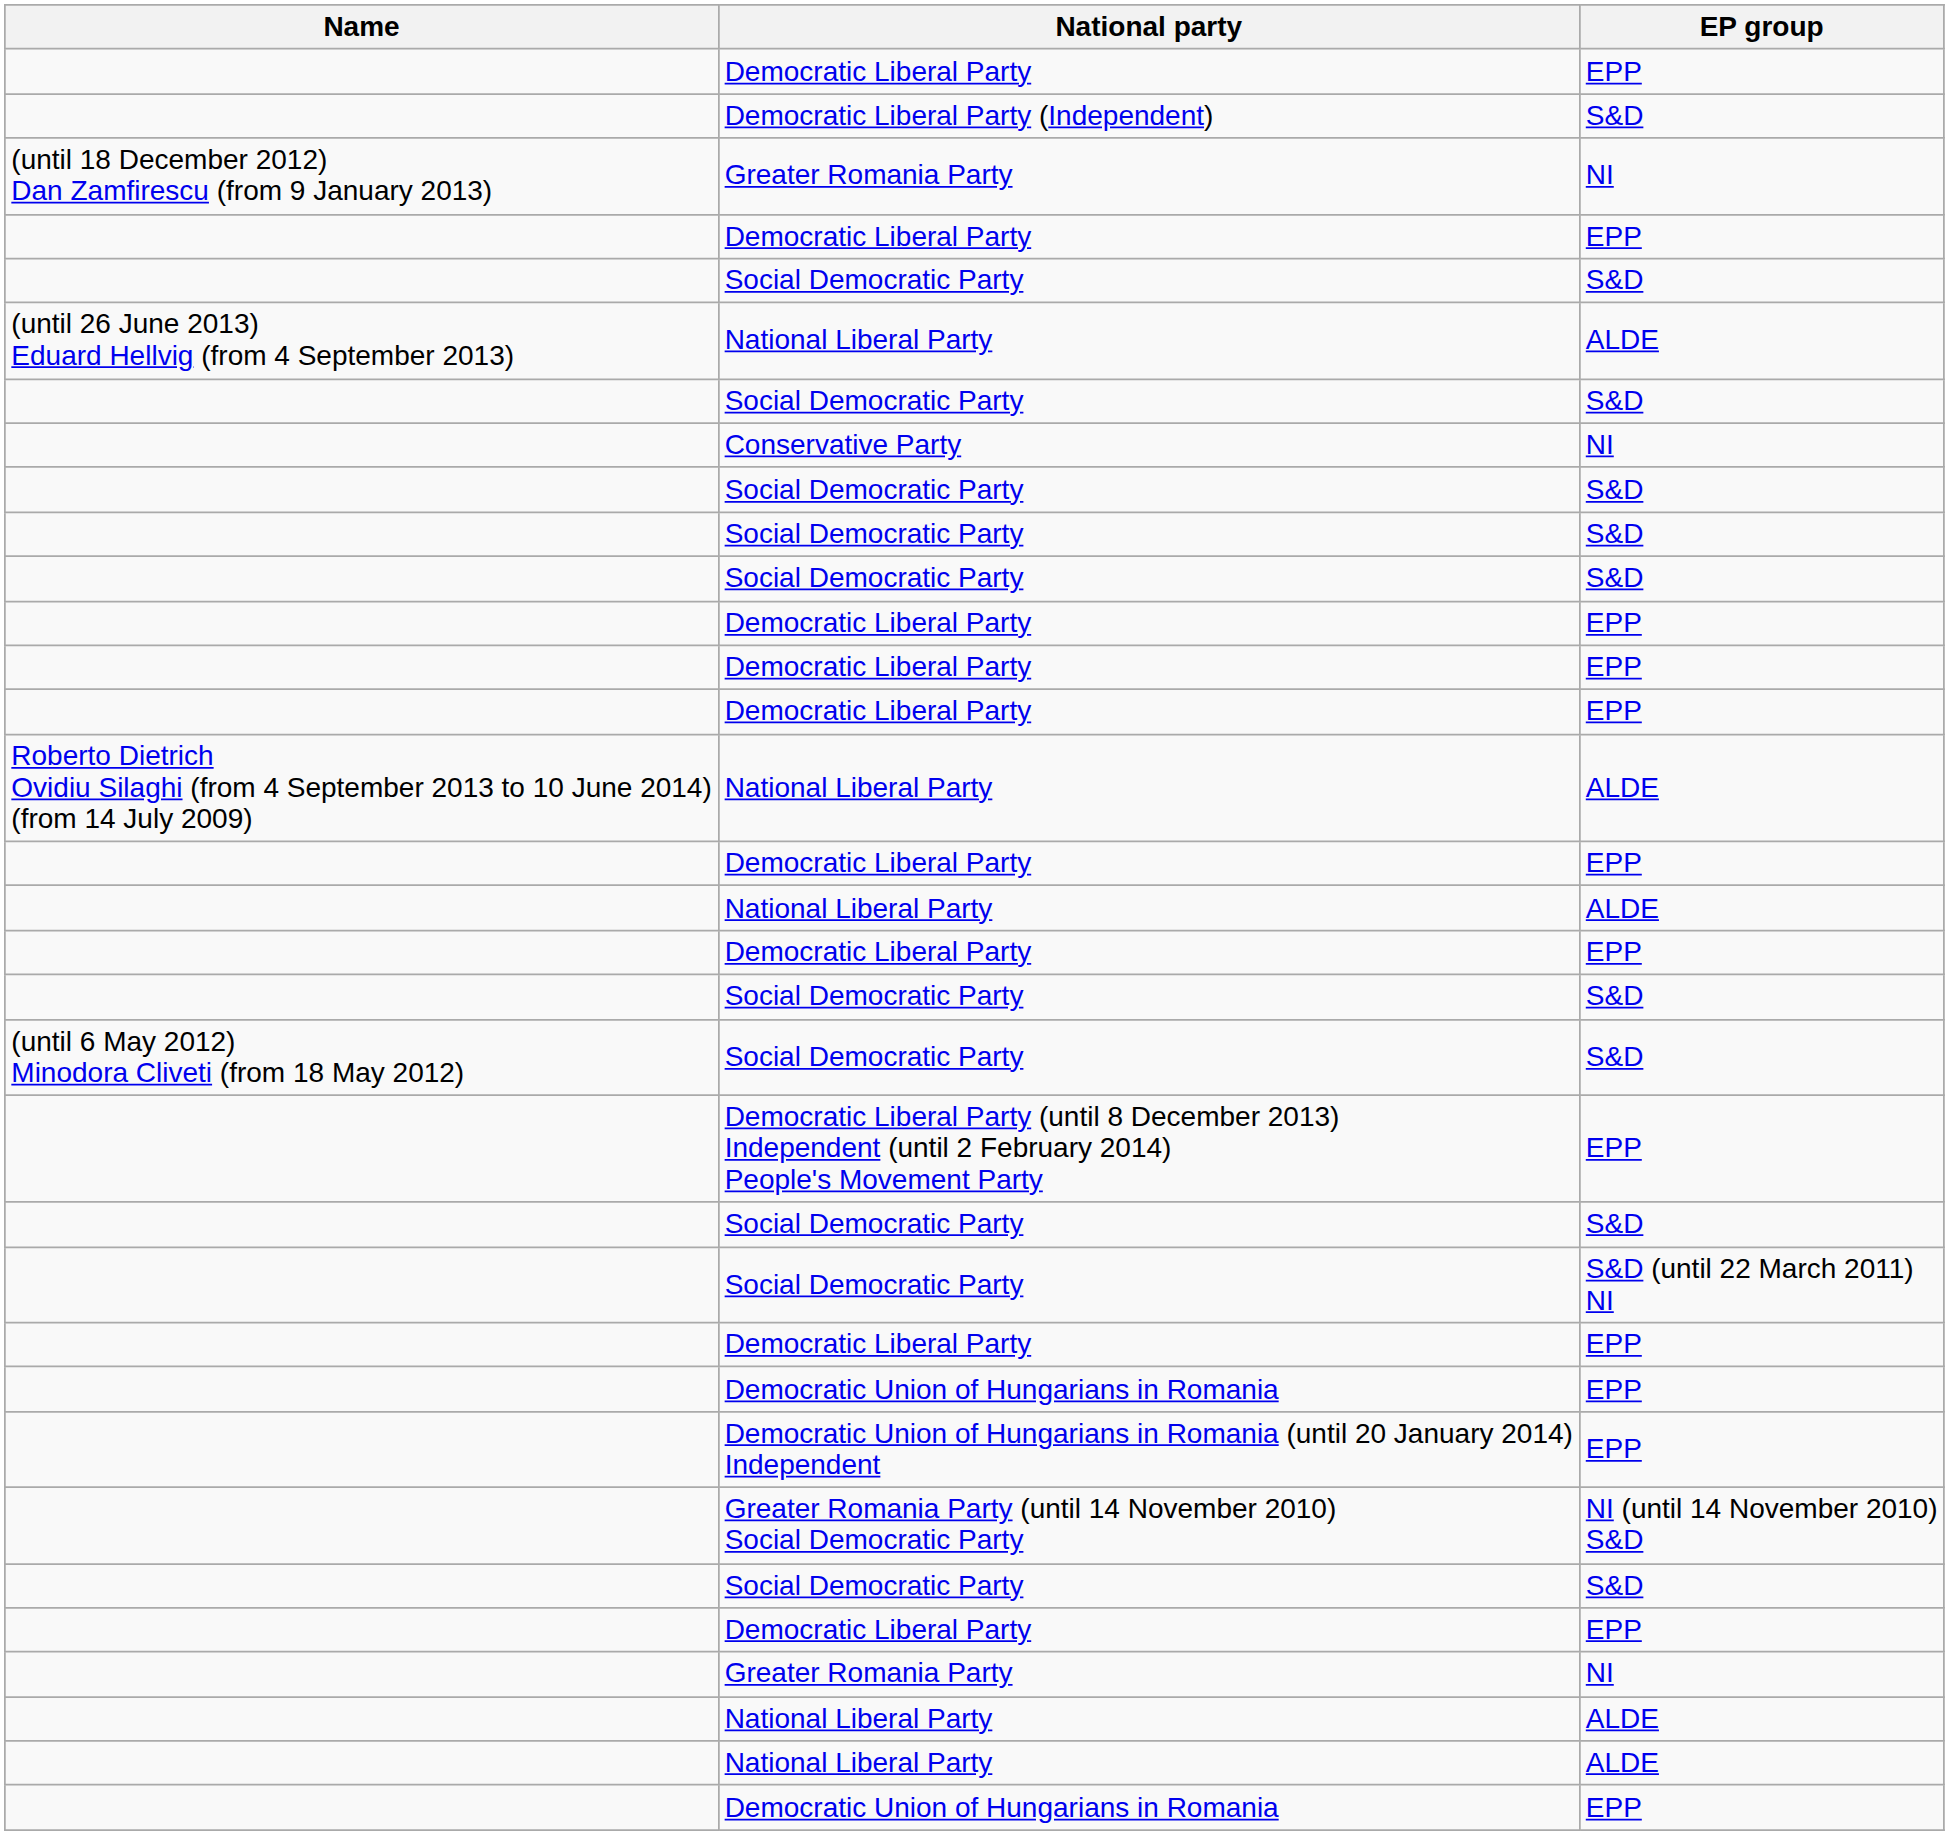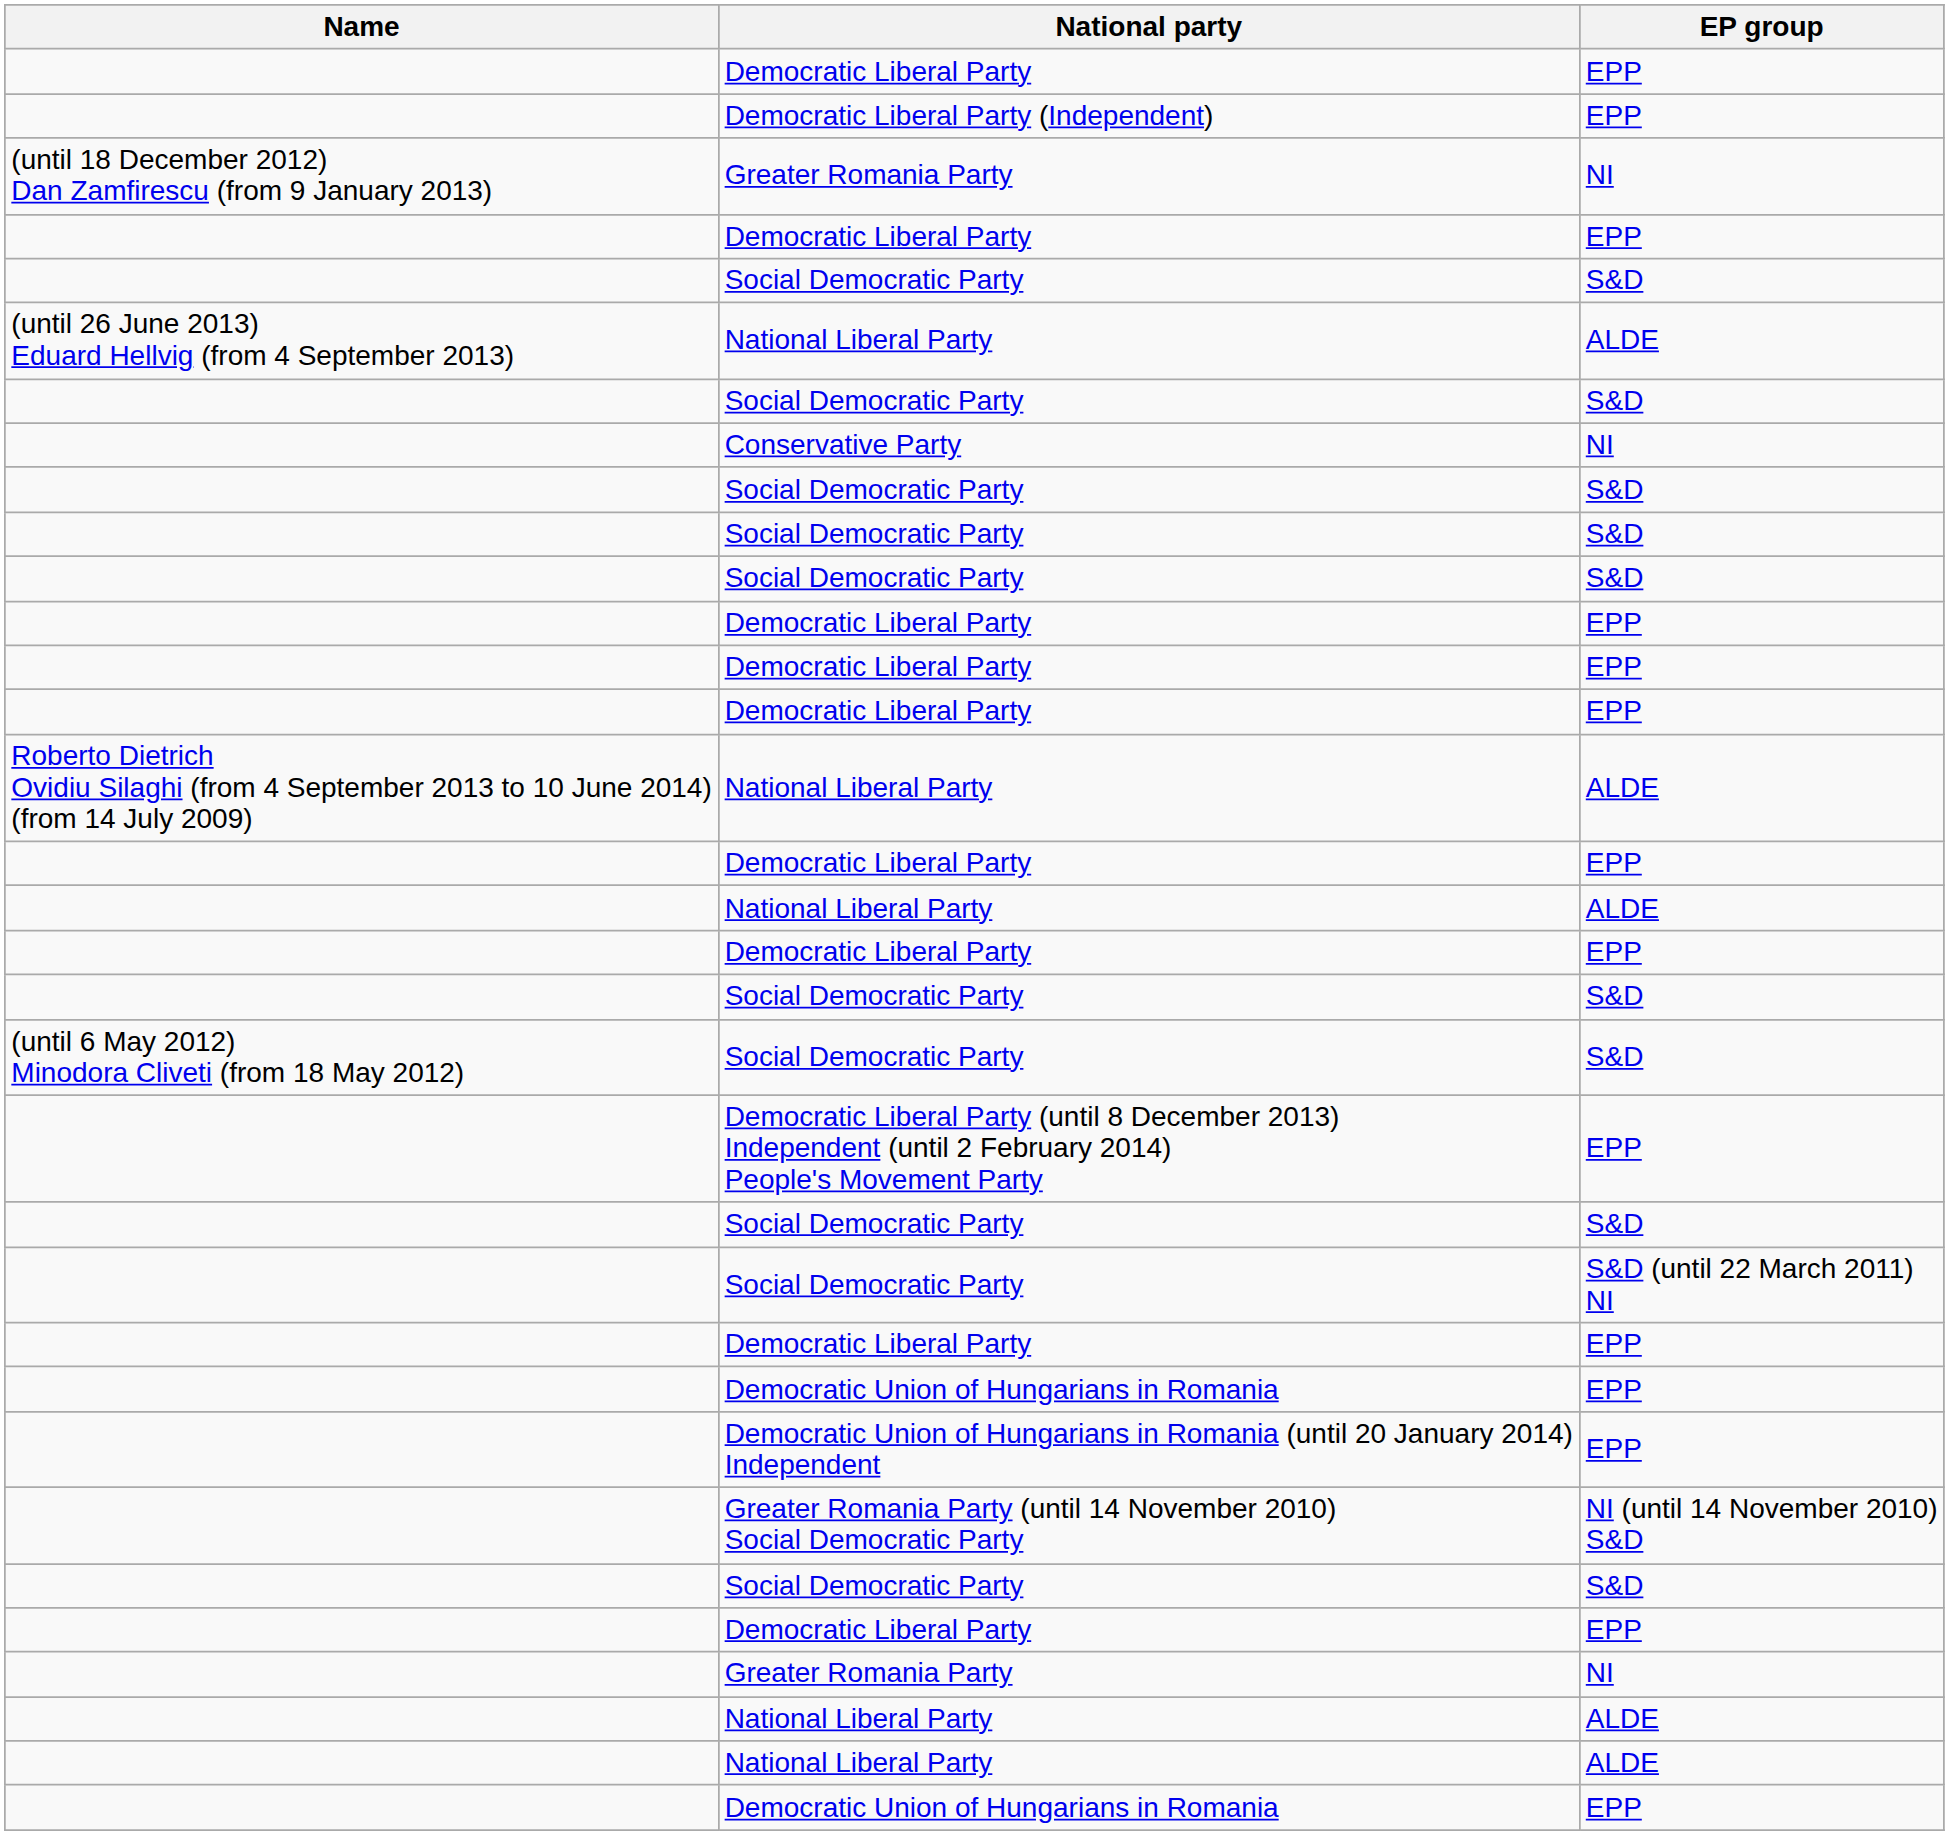(1615, 115) S&D -> (1614, 115) EPP
